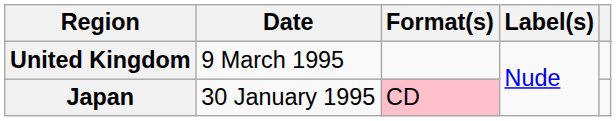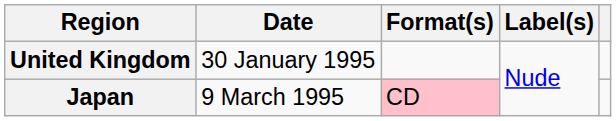(273, 60) 9 March 1995 -> (288, 60) 30 January 1995
(288, 97) 30 January 1995 -> (273, 97) 9 March 1995
